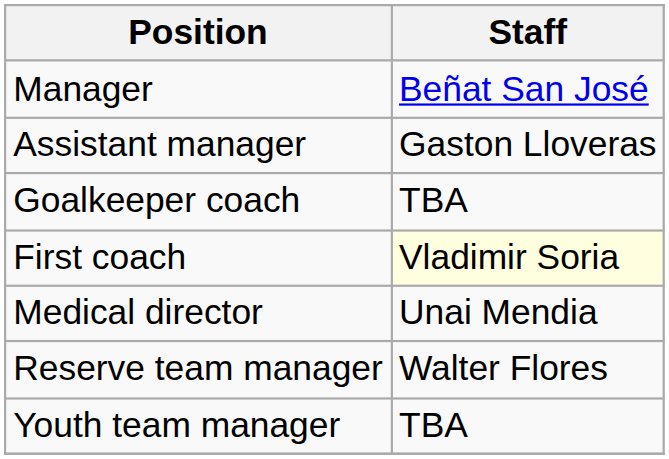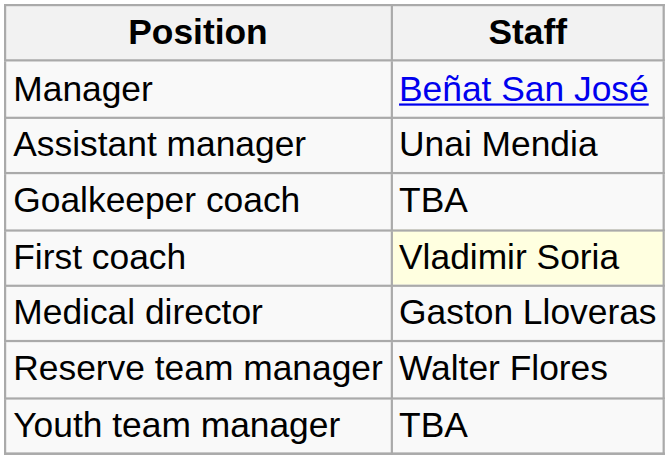(528, 144) Gaston Lloveras -> (498, 144) Unai Mendia
(498, 312) Unai Mendia -> (528, 312) Gaston Lloveras
